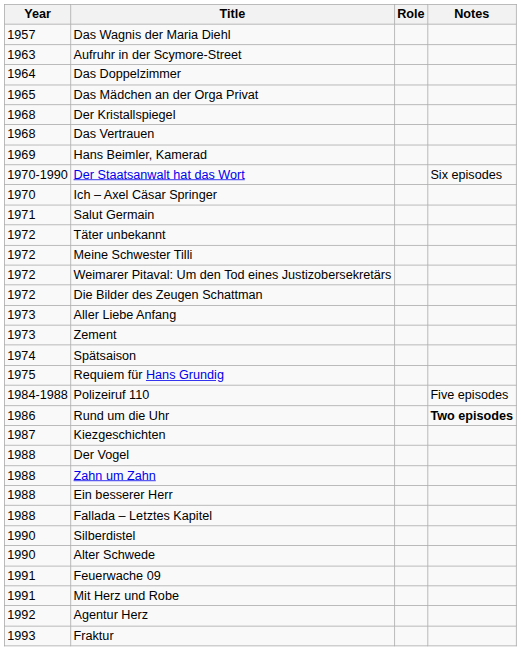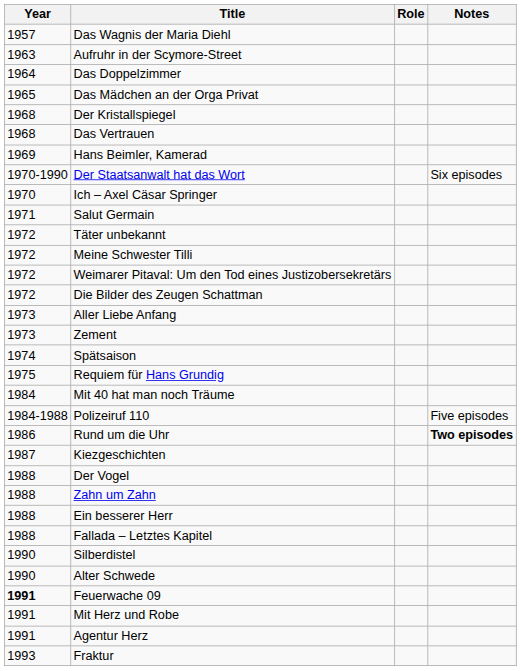+ row: (154, 395)
(21, 575) normal -> (21, 595) bold
(21, 615) 1992 -> (21, 635) 1991
